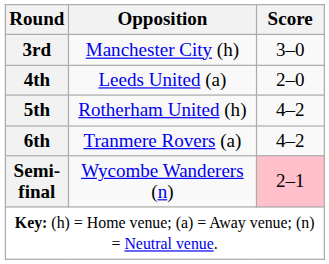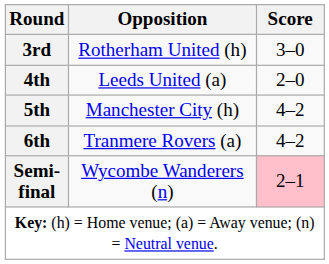(162, 49) Manchester City (h) -> (162, 49) Rotherham United (h)
(162, 110) Rotherham United (h) -> (162, 110) Manchester City (h)
